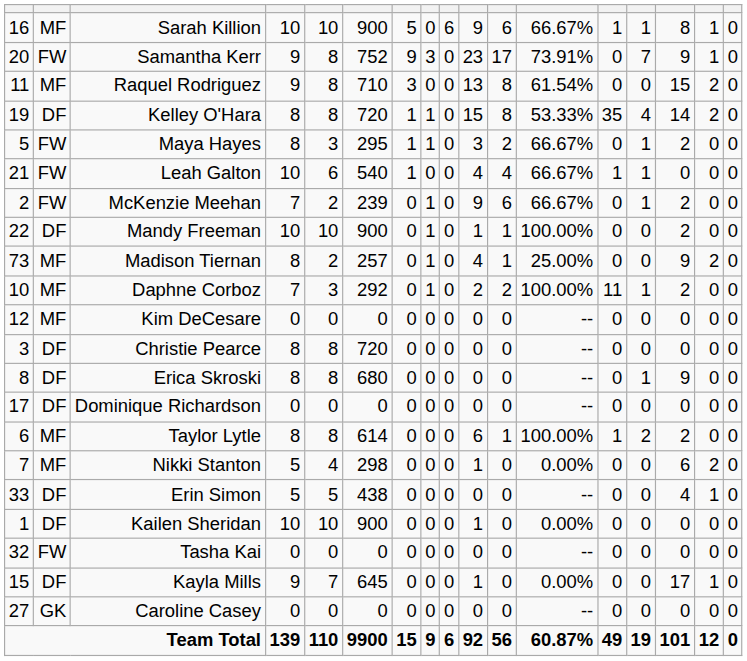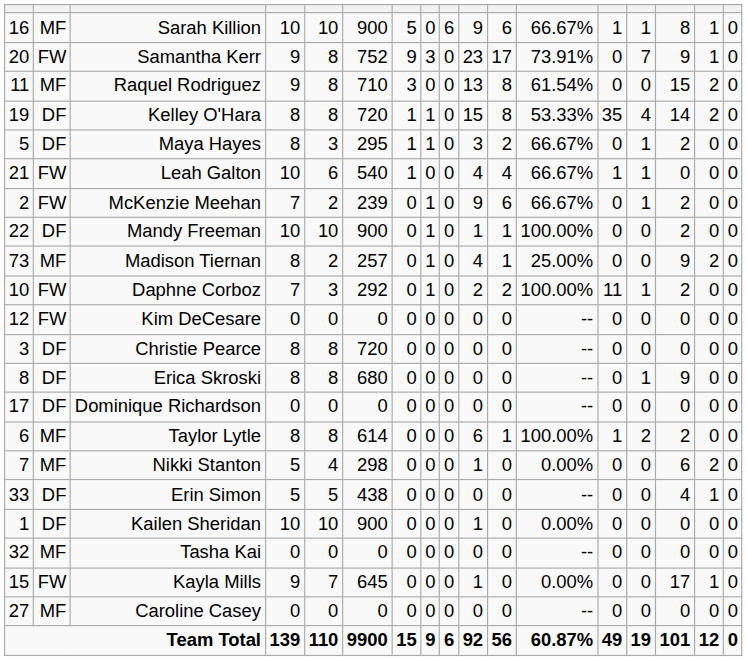(52, 144) FW -> (54, 144) DF
(53, 290) MF -> (52, 290) FW
(53, 319) MF -> (52, 319) FW
(52, 552) FW -> (53, 552) MF
(54, 582) DF -> (52, 582) FW
(53, 611) GK -> (53, 611) MF
